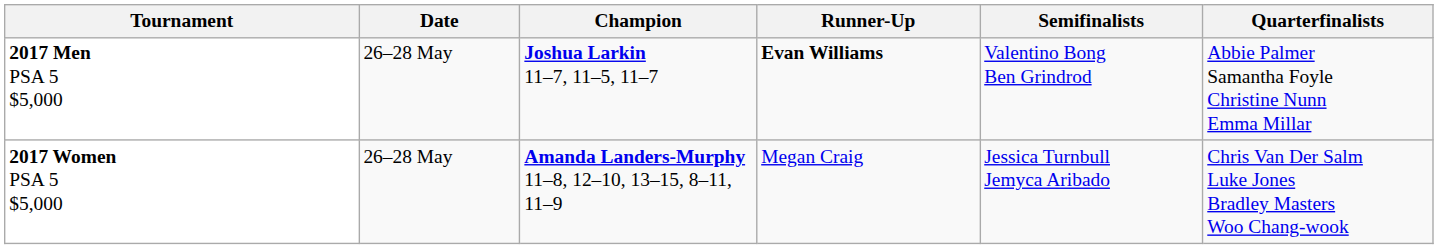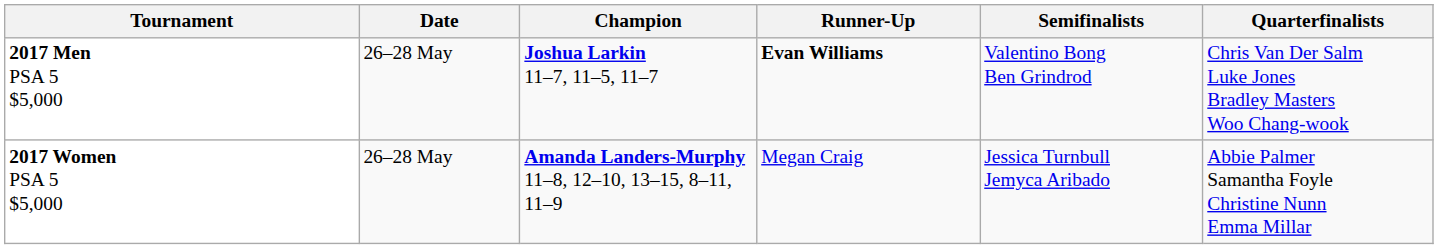(1270, 88) Abbie Palmer Samantha Foyle Christine Nunn Emma Millar -> (1285, 88) Chris Van Der Salm Luke Jones Bradley Masters Woo Chang-wook
(1285, 191) Chris Van Der Salm Luke Jones Bradley Masters Woo Chang-wook -> (1270, 191) Abbie Palmer Samantha Foyle Christine Nunn Emma Millar
